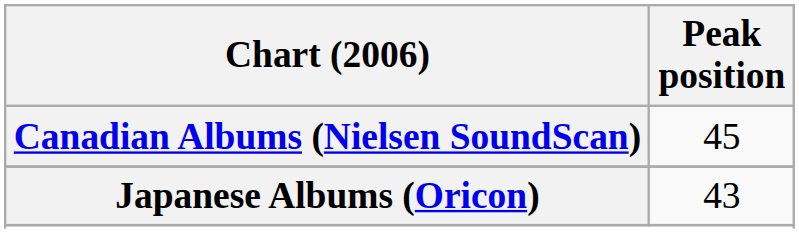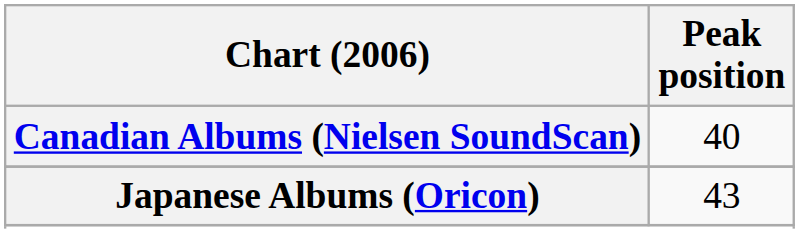(722, 135) 45 -> (722, 135) 40
